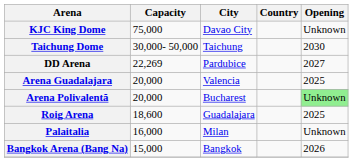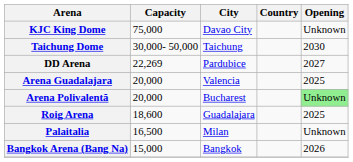(148, 132) 16,000 -> (148, 132) 16,500
